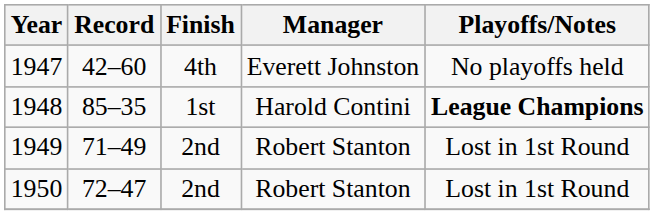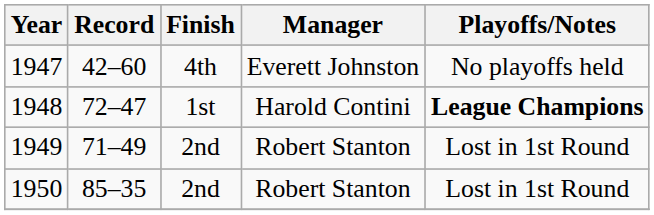(114, 106) 85–35 -> (114, 106) 72–47
(114, 188) 72–47 -> (114, 188) 85–35
